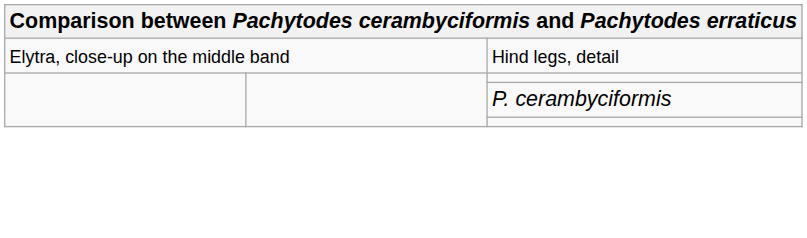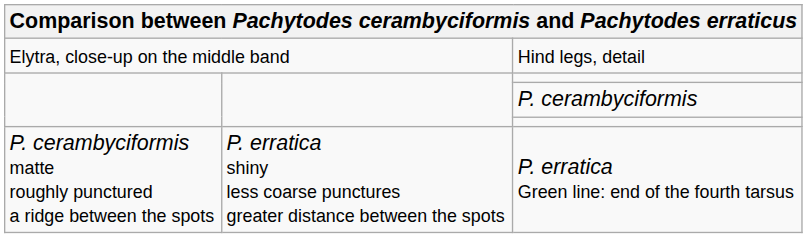+ row: (112, 179)
